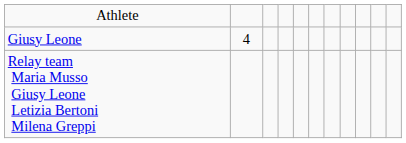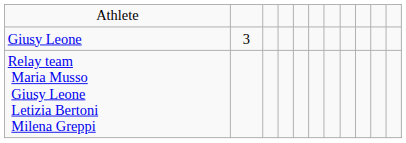(246, 38) 4 -> (246, 38) 3
